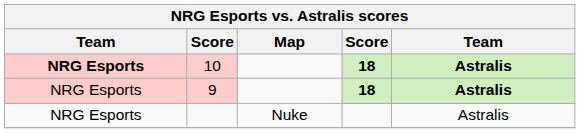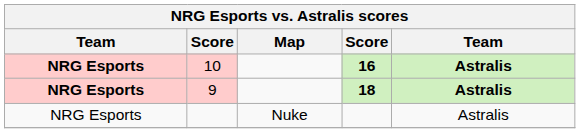(367, 66) 18 -> (367, 66) 16
(96, 90) normal -> (96, 90) bold
